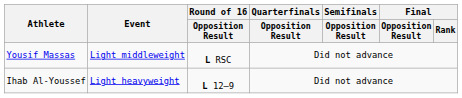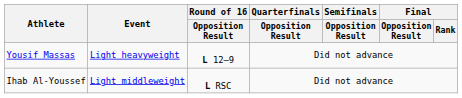(137, 55) Light middleweight -> (135, 55) Light heavyweight
(218, 60) L RSC -> (218, 60) L 12–9
(135, 80) Light heavyweight -> (137, 80) Light middleweight
(218, 85) L 12–9 -> (218, 85) L RSC
